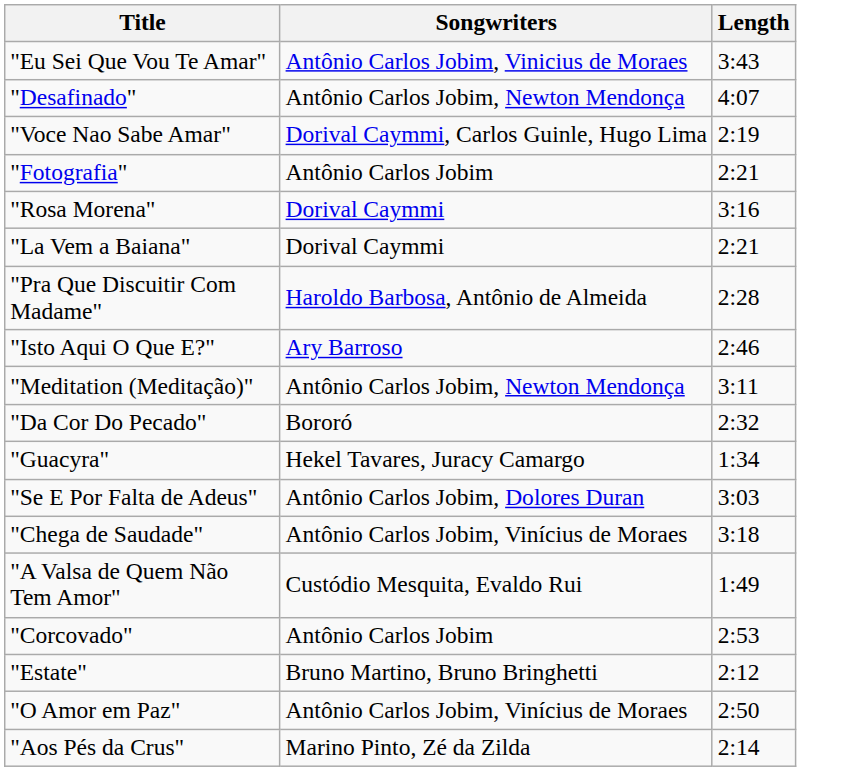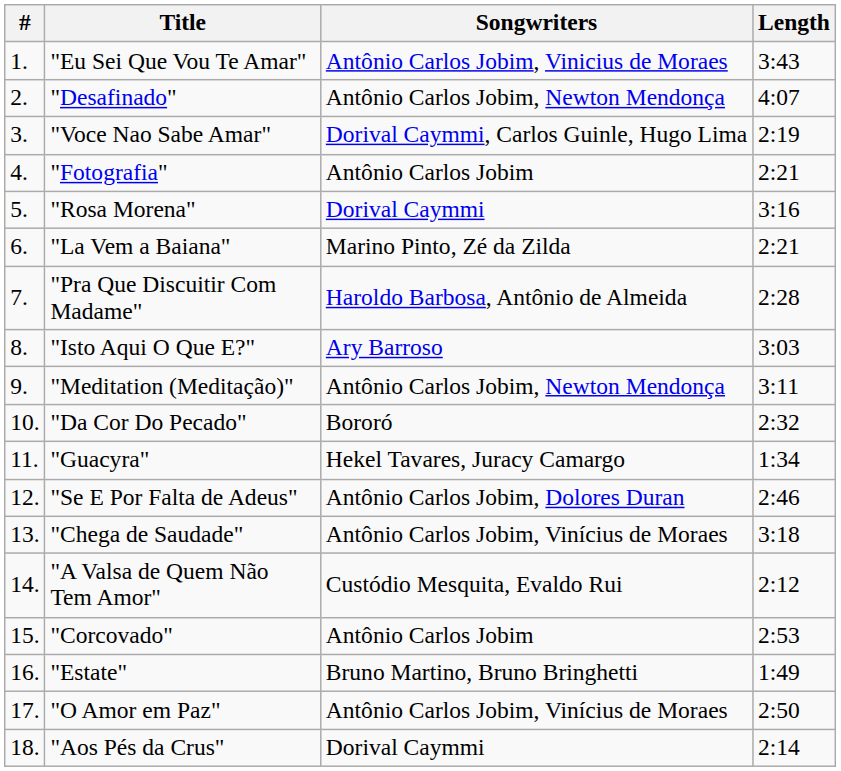+ column: (25, 23)
(365, 246) Dorival Caymmi -> (448, 246) Marino Pinto, Zé da Zilda
(739, 348) 2:46 -> (779, 348) 3:03
(739, 497) 3:03 -> (779, 497) 2:46
(739, 585) 1:49 -> (779, 585) 2:12
(739, 672) 2:12 -> (779, 672) 1:49
(408, 747) Marino Pinto, Zé da Zilda -> (405, 747) Dorival Caymmi
